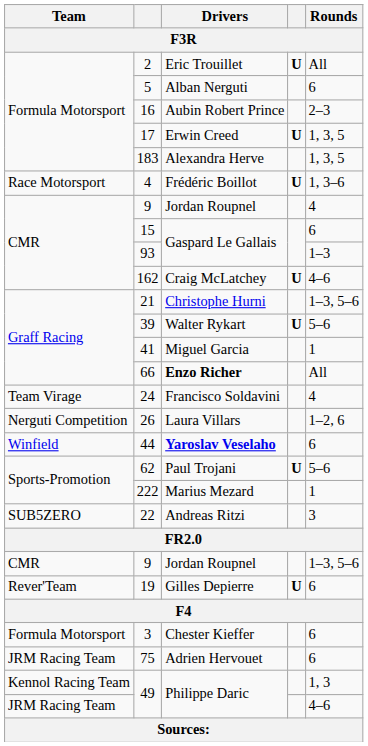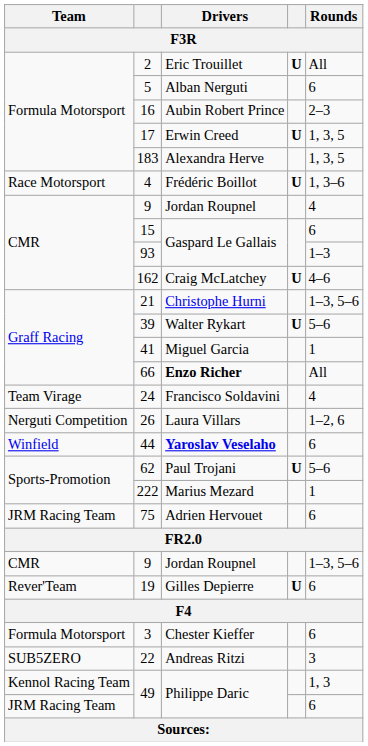rows swapped: (62, 658) <-> (44, 515)
(319, 705) 4–6 -> (312, 705) 6
